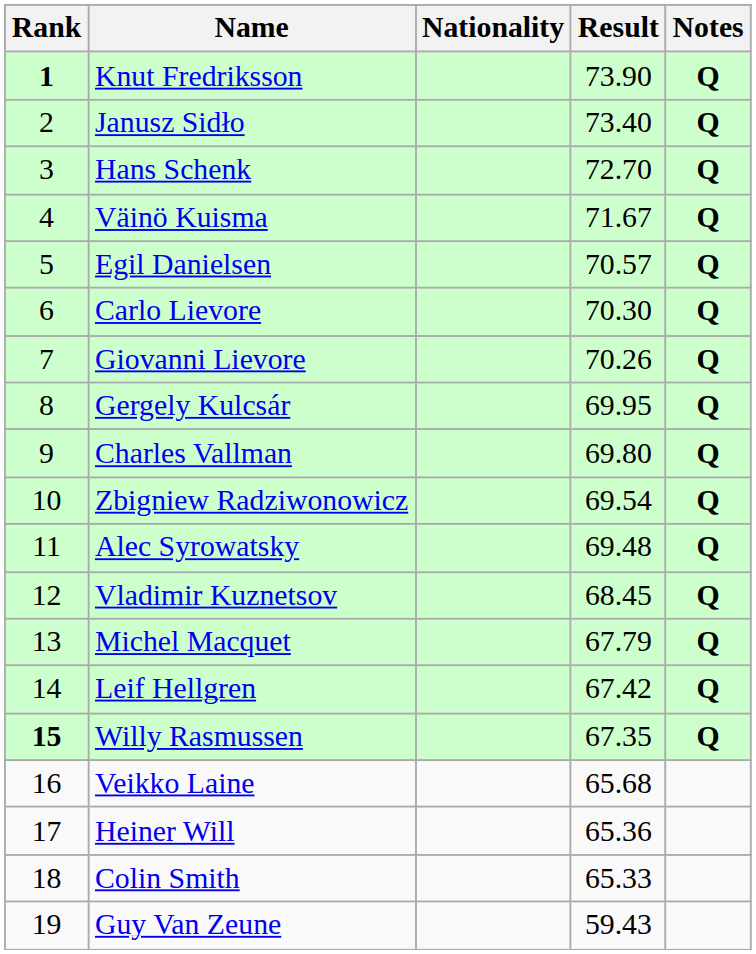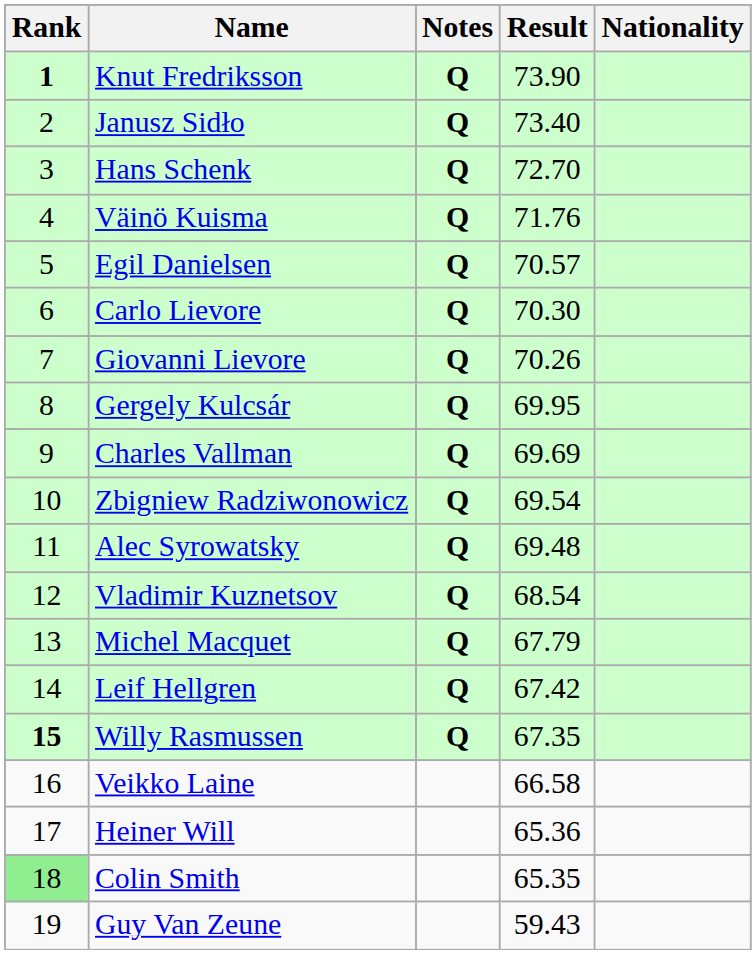columns swapped: (493, 28) <-> (708, 28)
(618, 216) 71.67 -> (547, 216) 71.76
(618, 452) 69.80 -> (547, 452) 69.69
(618, 594) 68.45 -> (547, 594) 68.54
(618, 783) 65.68 -> (547, 783) 66.58
(47, 877) no background -> (47, 877) lightgreen background
(618, 877) 65.33 -> (547, 877) 65.35
